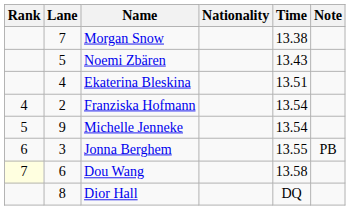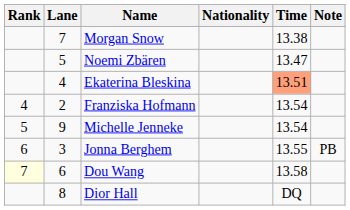(292, 60) 13.43 -> (292, 60) 13.47
(292, 82) no background -> (292, 82) lightsalmon background
